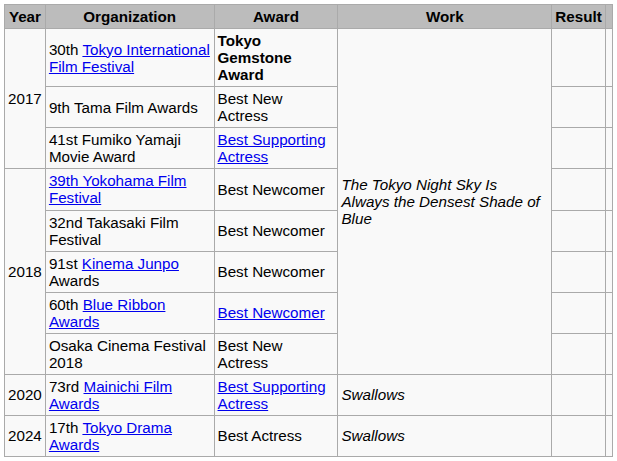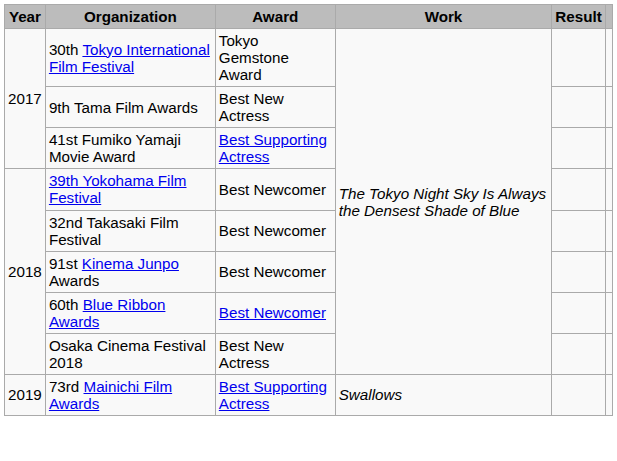(255, 58) bold -> (254, 58) normal
(25, 395) 2020 -> (25, 395) 2019
- row: (110, 436)
